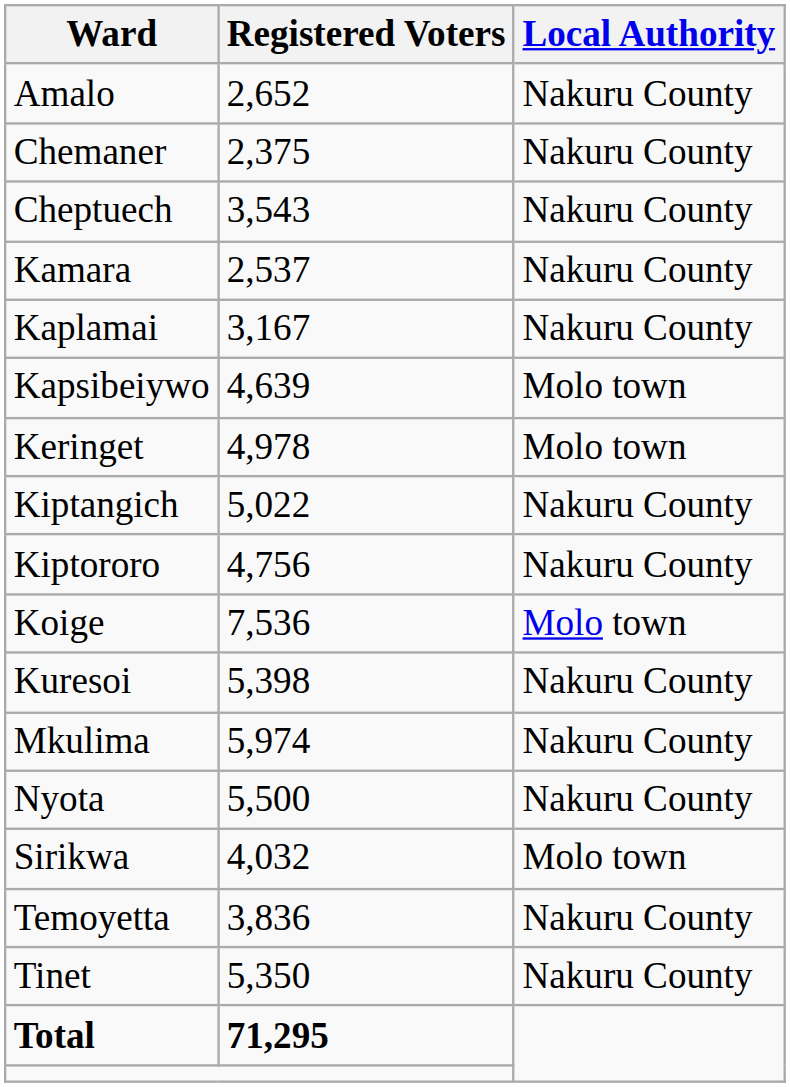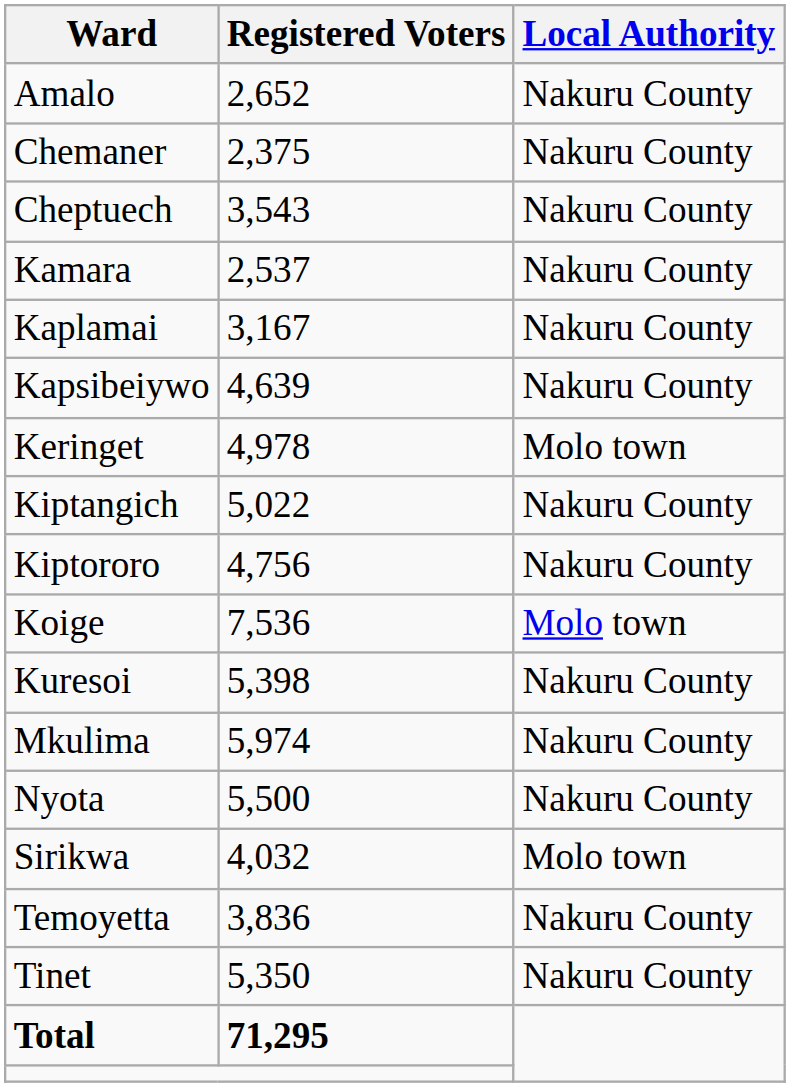(604, 387) Molo town -> (637, 387) Nakuru County
